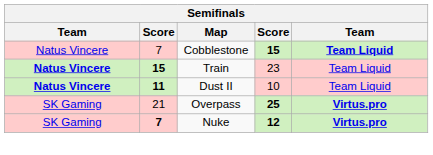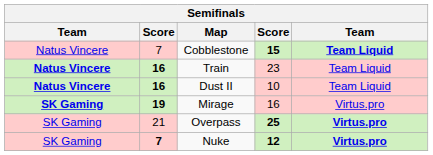(159, 68) 15 -> (159, 68) 16
(159, 86) 11 -> (159, 86) 16
+ row: (216, 104)
